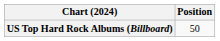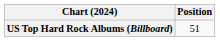(195, 28) 50 -> (195, 28) 51
